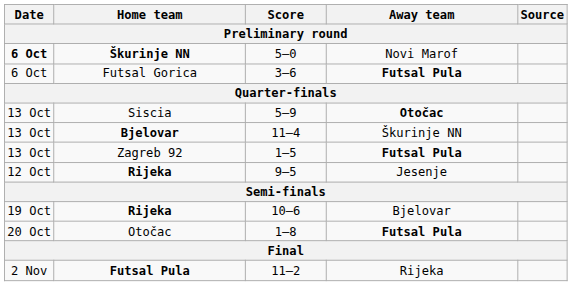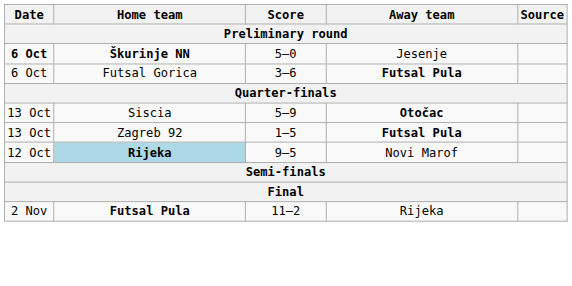(422, 54) Novi Marof -> (422, 54) Jesenje
- row: (286, 133)
(150, 172) no background -> (150, 152) lightblue background
(422, 172) Jesenje -> (422, 152) Novi Marof
- row: (286, 211)
- row: (286, 231)
